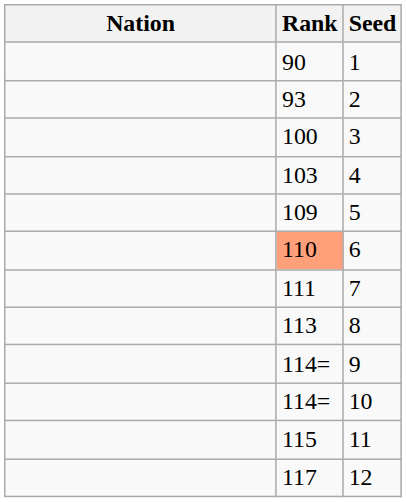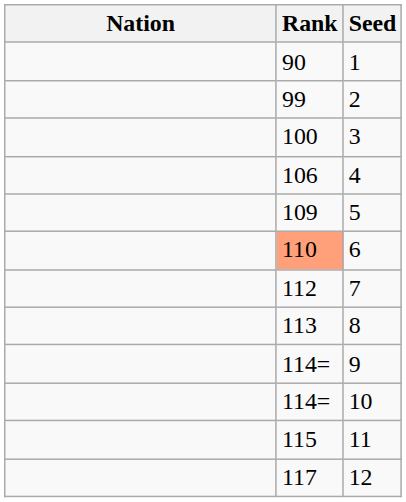(294, 99) 93 -> (294, 99) 99
(300, 174) 103 -> (300, 174) 106
(299, 288) 111 -> (299, 288) 112
